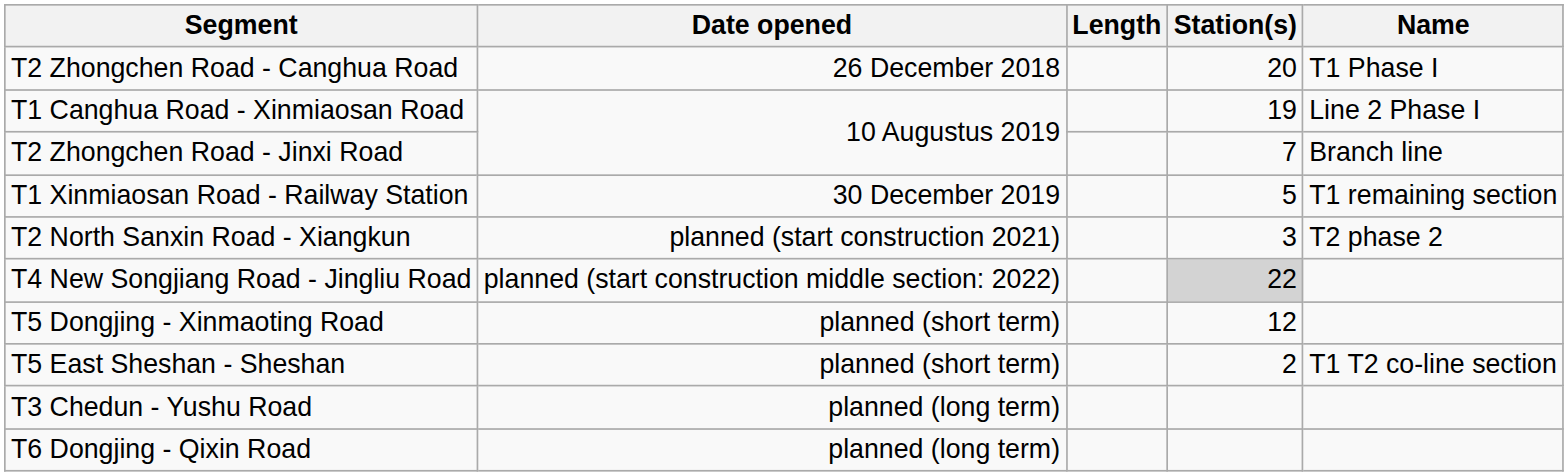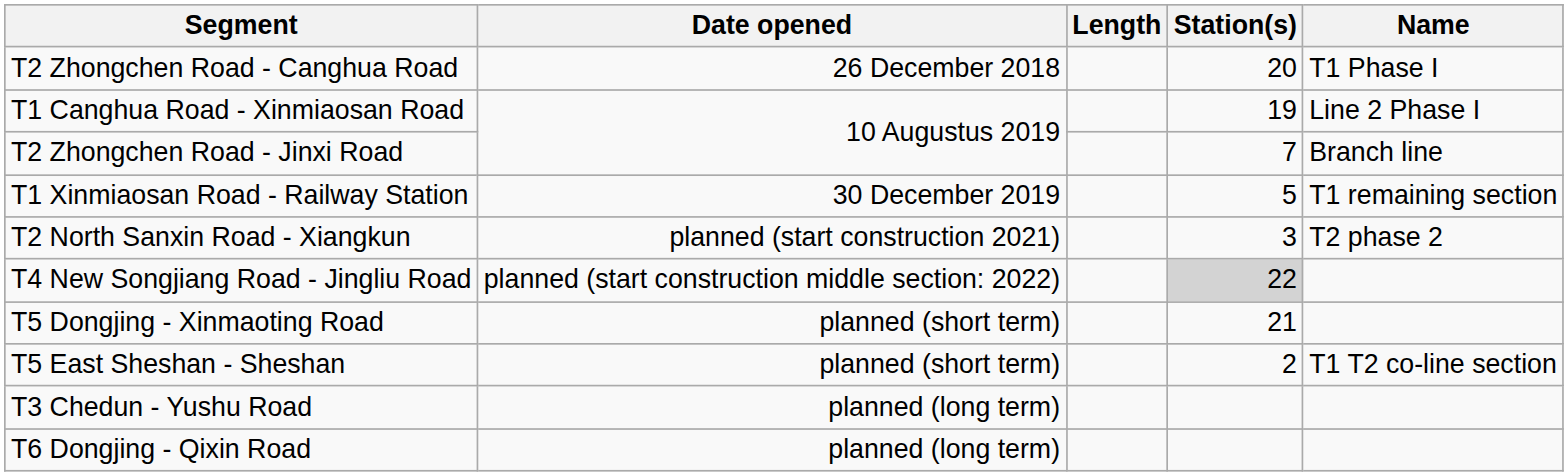(1282, 322) 12 -> (1282, 322) 21
